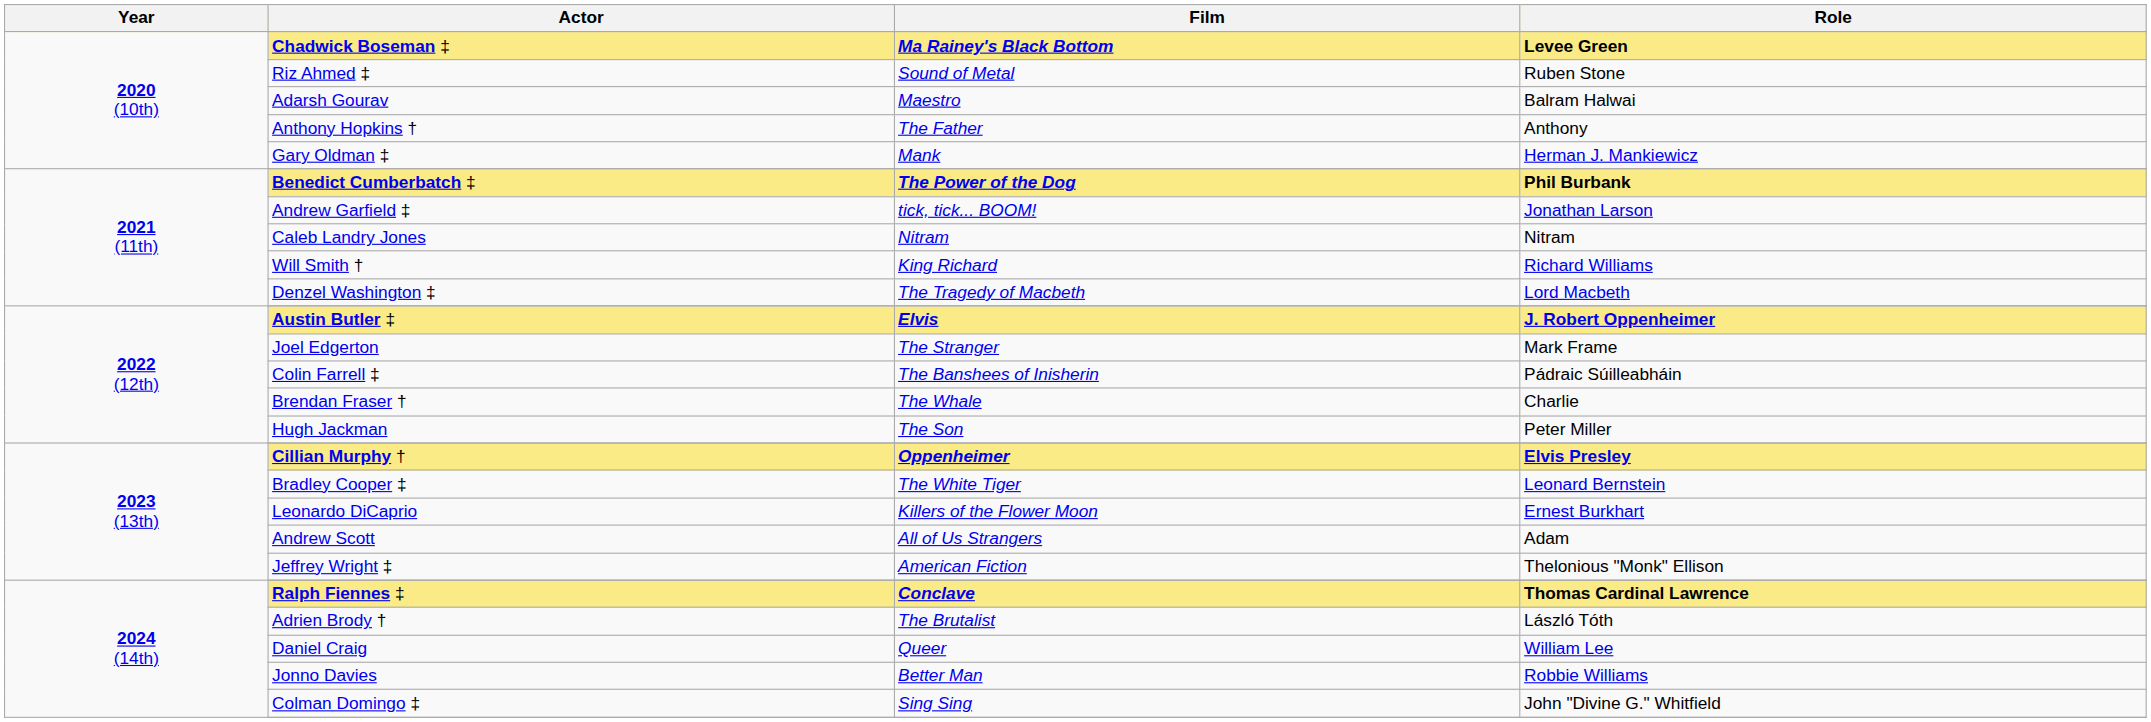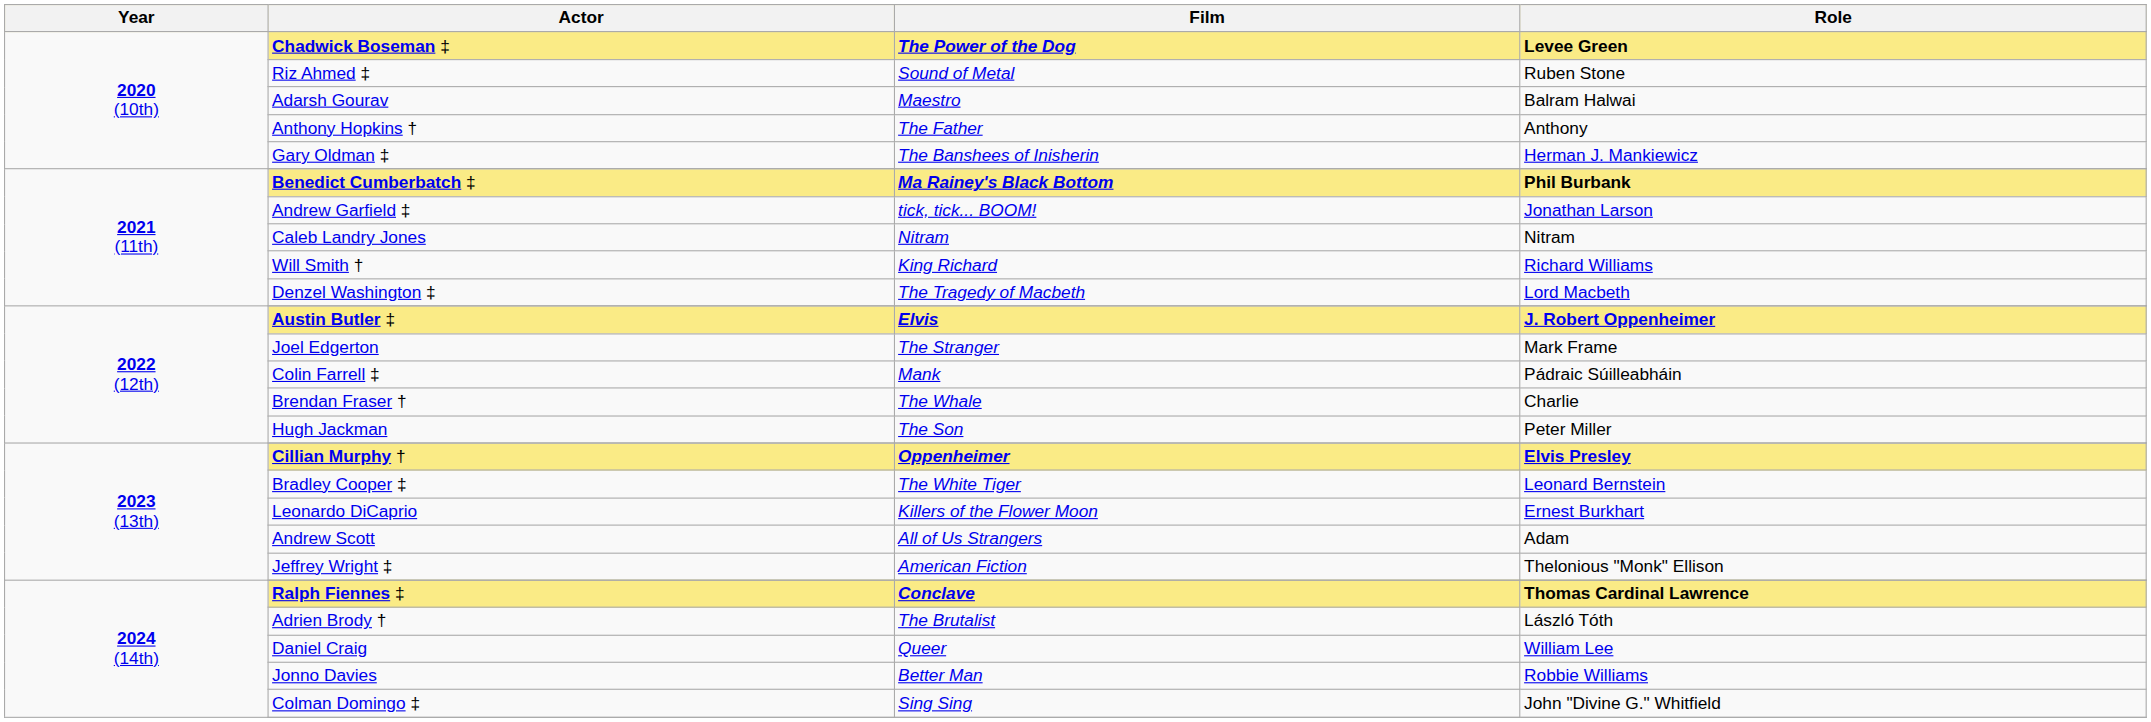(1006, 45) Ma Rainey's Black Bottom -> (987, 45) The Power of the Dog
(919, 155) Mank -> (998, 155) The Banshees of Inisherin
(987, 182) The Power of the Dog -> (1006, 182) Ma Rainey's Black Bottom
(998, 374) The Banshees of Inisherin -> (919, 374) Mank
